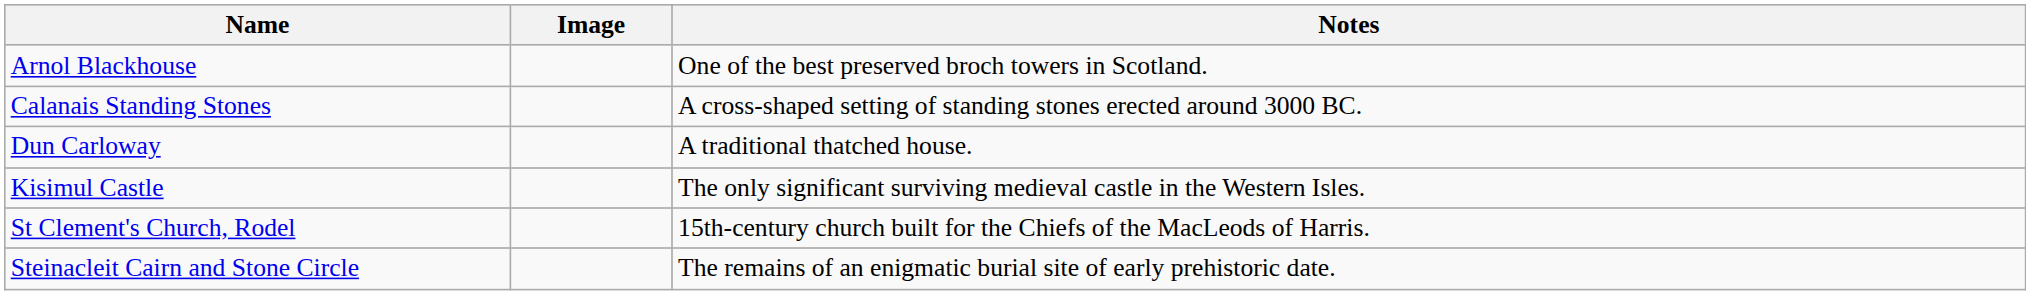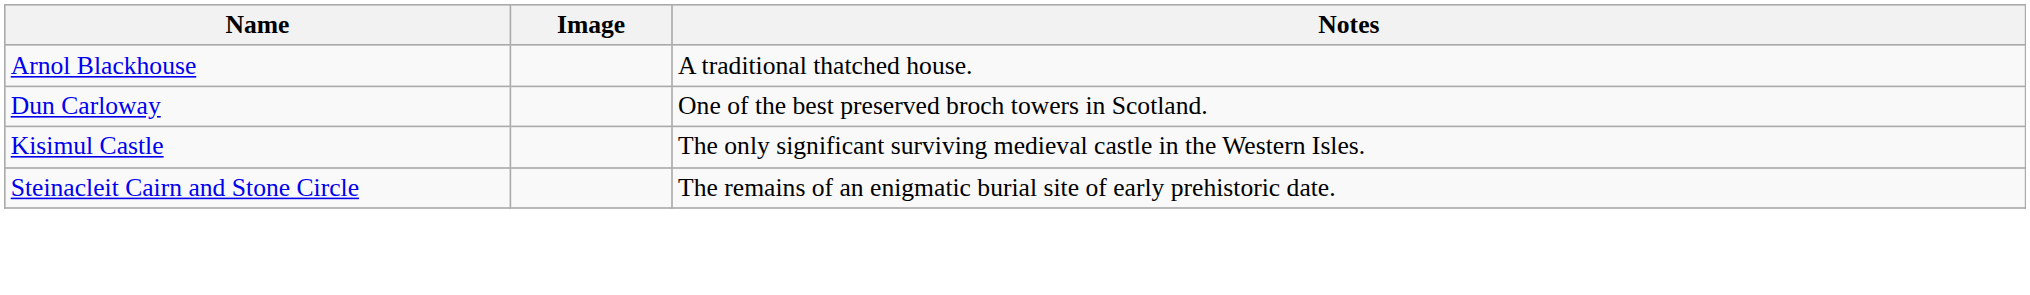(943, 65) One of the best preserved broch towers in Scotland. -> (825, 65) A traditional thatched house.
- row: (141, 106)
(825, 146) A traditional thatched house. -> (943, 106) One of the best preserved broch towers in Scotland.
- row: (153, 227)
